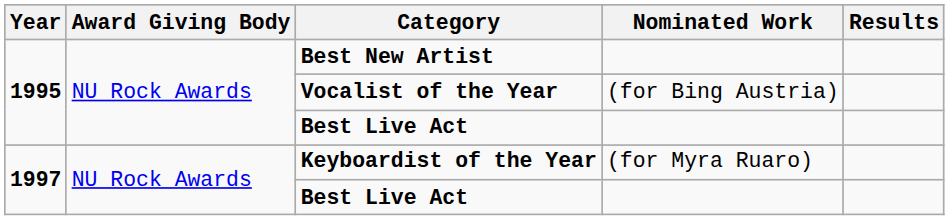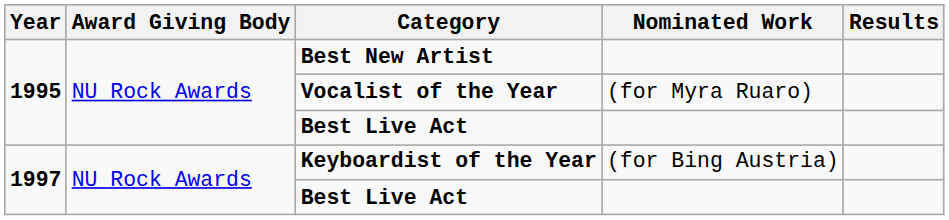(723, 92) (for Bing Austria) -> (710, 92) (for Myra Ruaro)
(710, 162) (for Myra Ruaro) -> (723, 162) (for Bing Austria)
